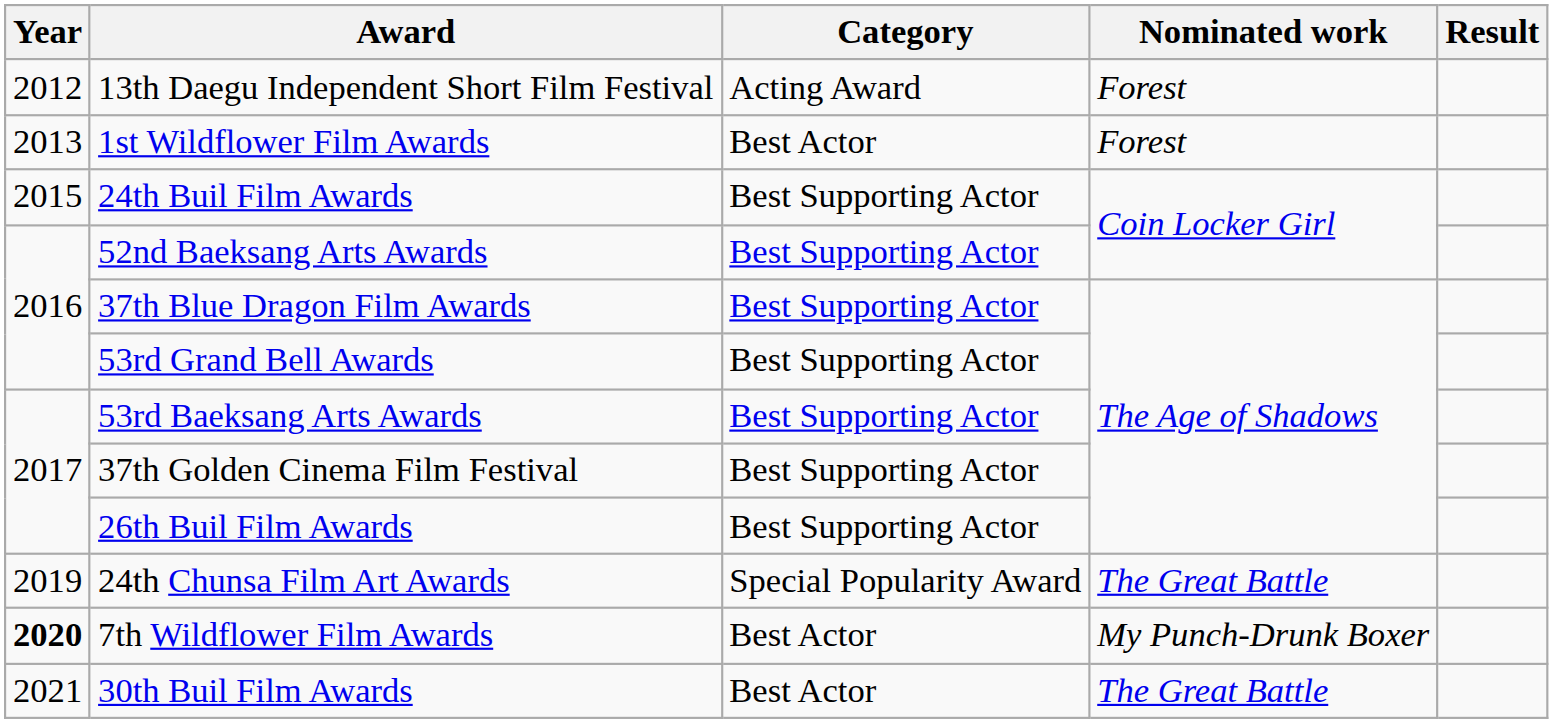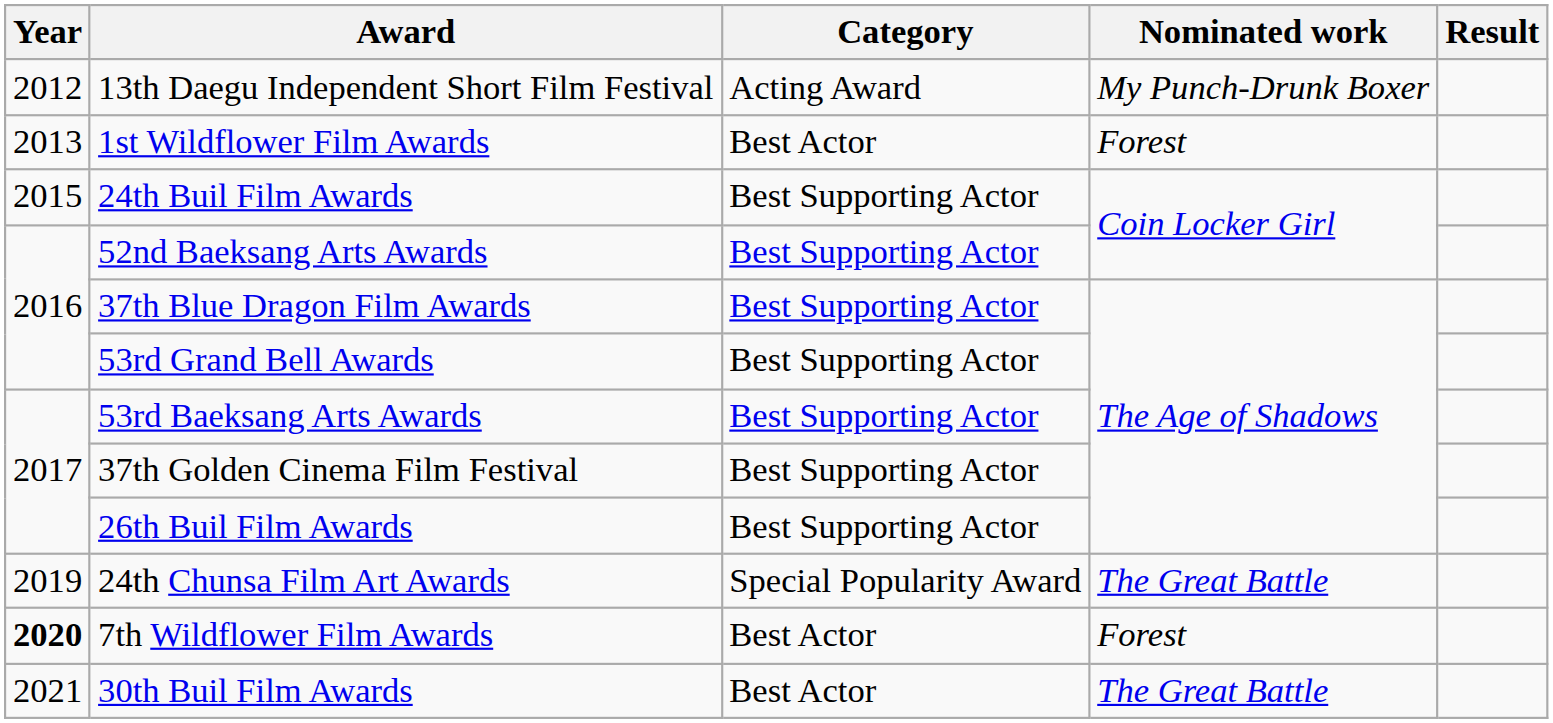(1142, 86) Forest -> (1263, 86) My Punch-Drunk Boxer
(1263, 634) My Punch-Drunk Boxer -> (1142, 634) Forest
